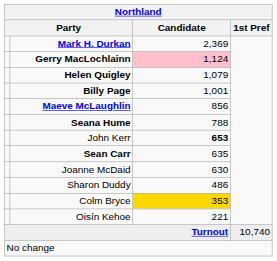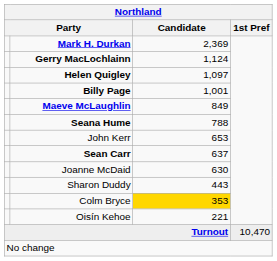(216, 59) pink background -> (216, 59) no background
(216, 75) 1,079 -> (216, 75) 1,097
(220, 106) 856 -> (220, 106) 849
(220, 138) bold -> (220, 138) normal
(220, 153) 635 -> (220, 153) 637
(220, 185) 486 -> (220, 185) 443
(255, 232) 10,740 -> (255, 232) 10,470
